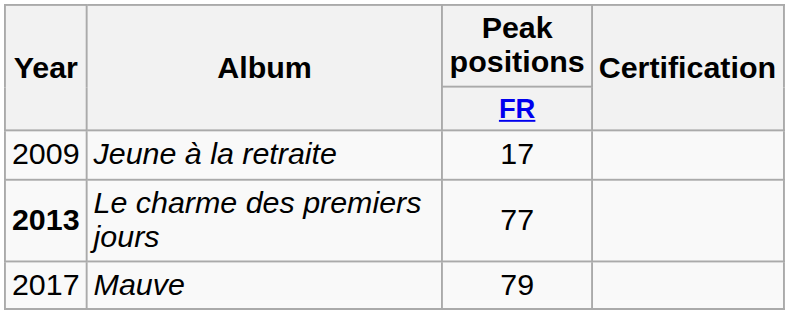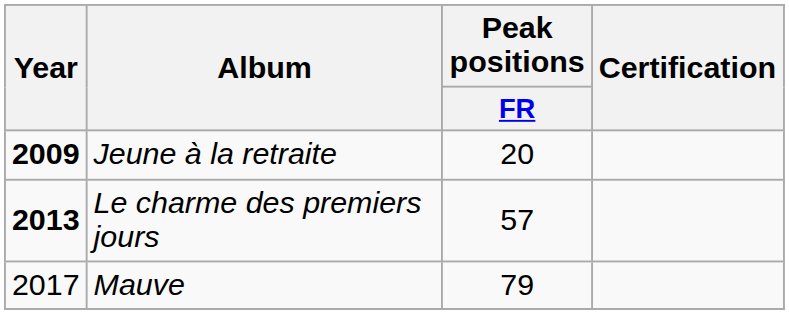(46, 154) normal -> (46, 154) bold
(517, 154) 17 -> (517, 154) 20
(517, 219) 77 -> (517, 219) 57
